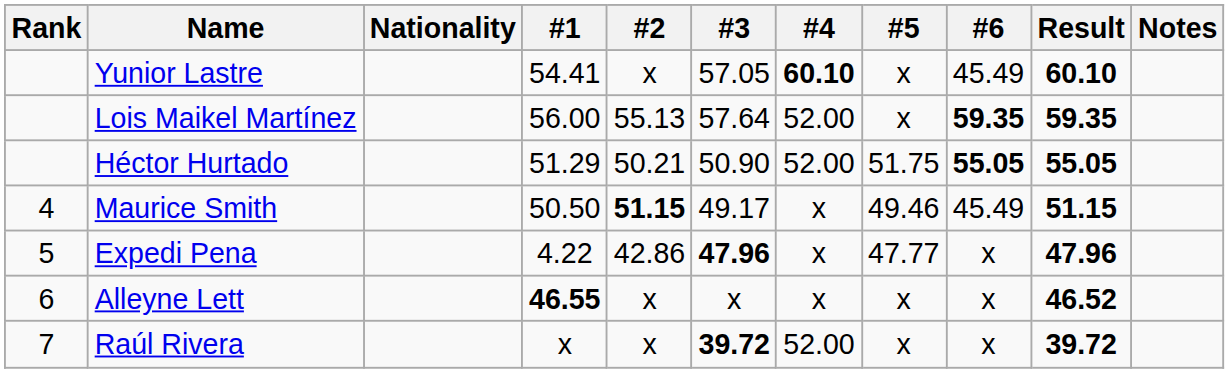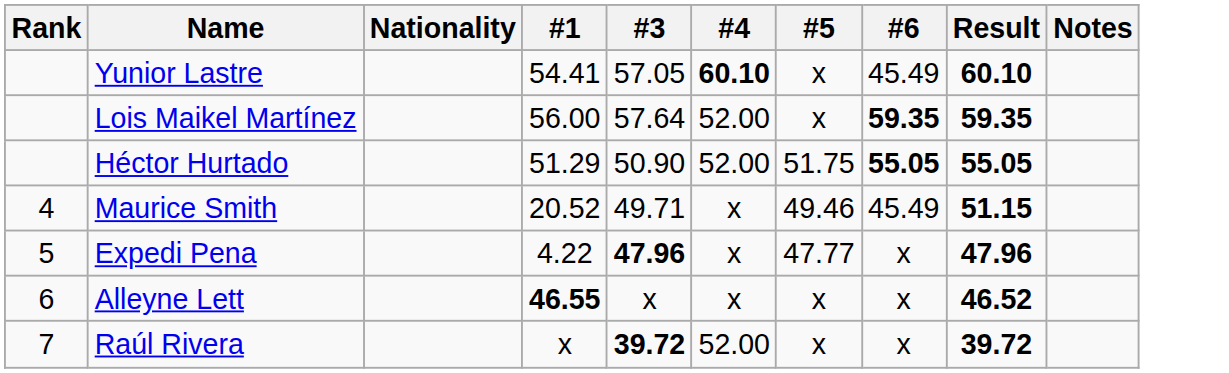- column: (650, 28)
(565, 209) 50.50 -> (565, 209) 20.52
(734, 209) 49.17 -> (650, 209) 49.71
